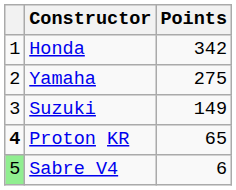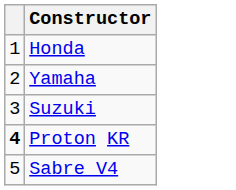- column: (194, 20)
(15, 170) lightgreen background -> (15, 170) no background
